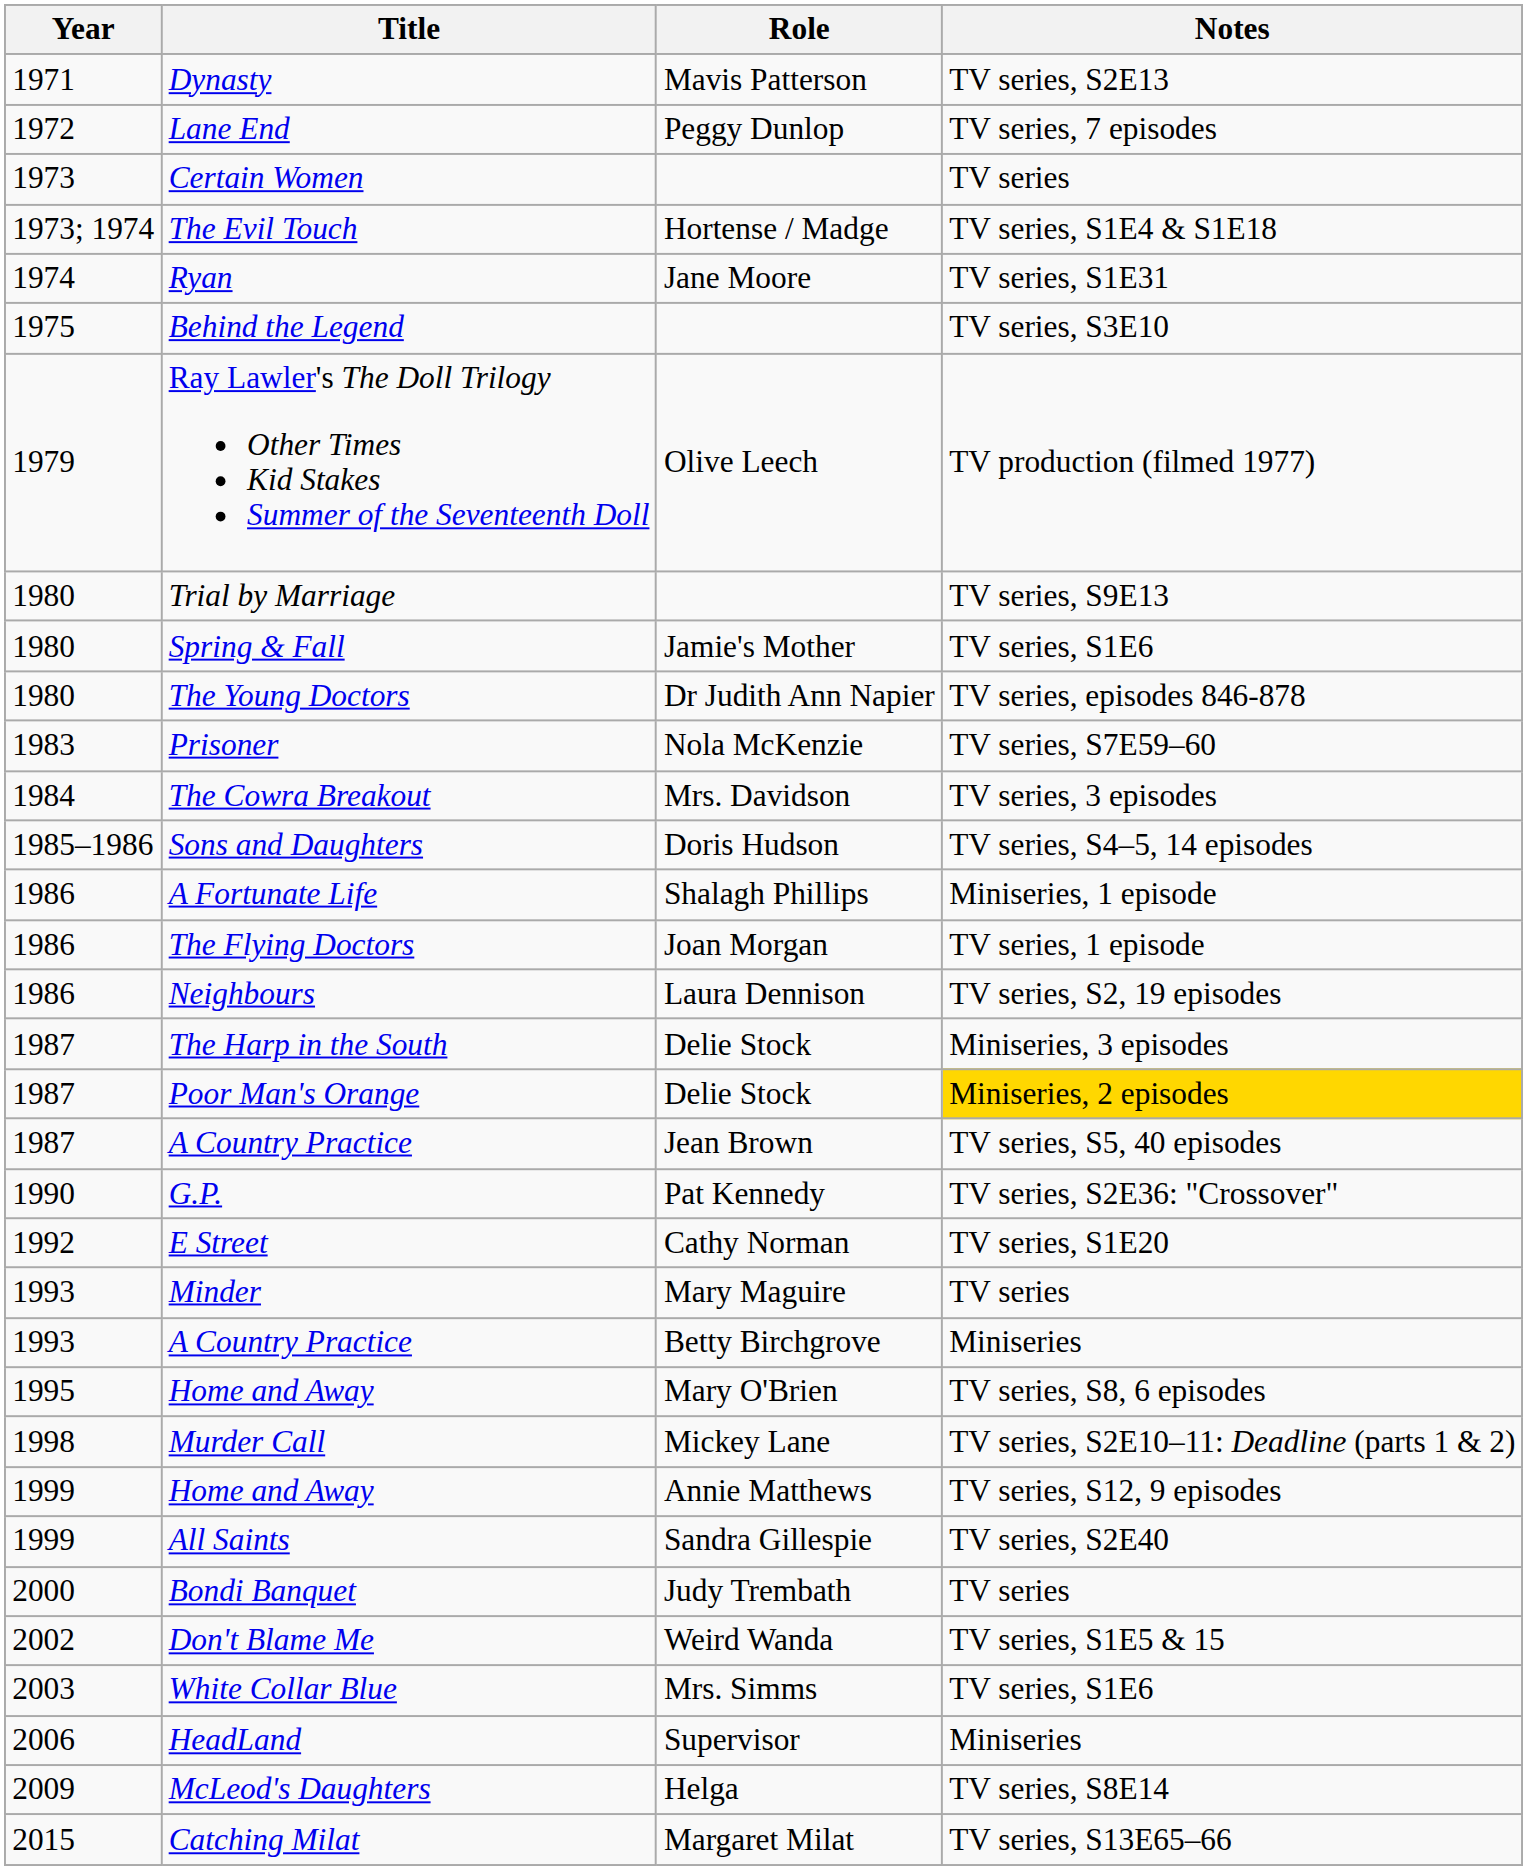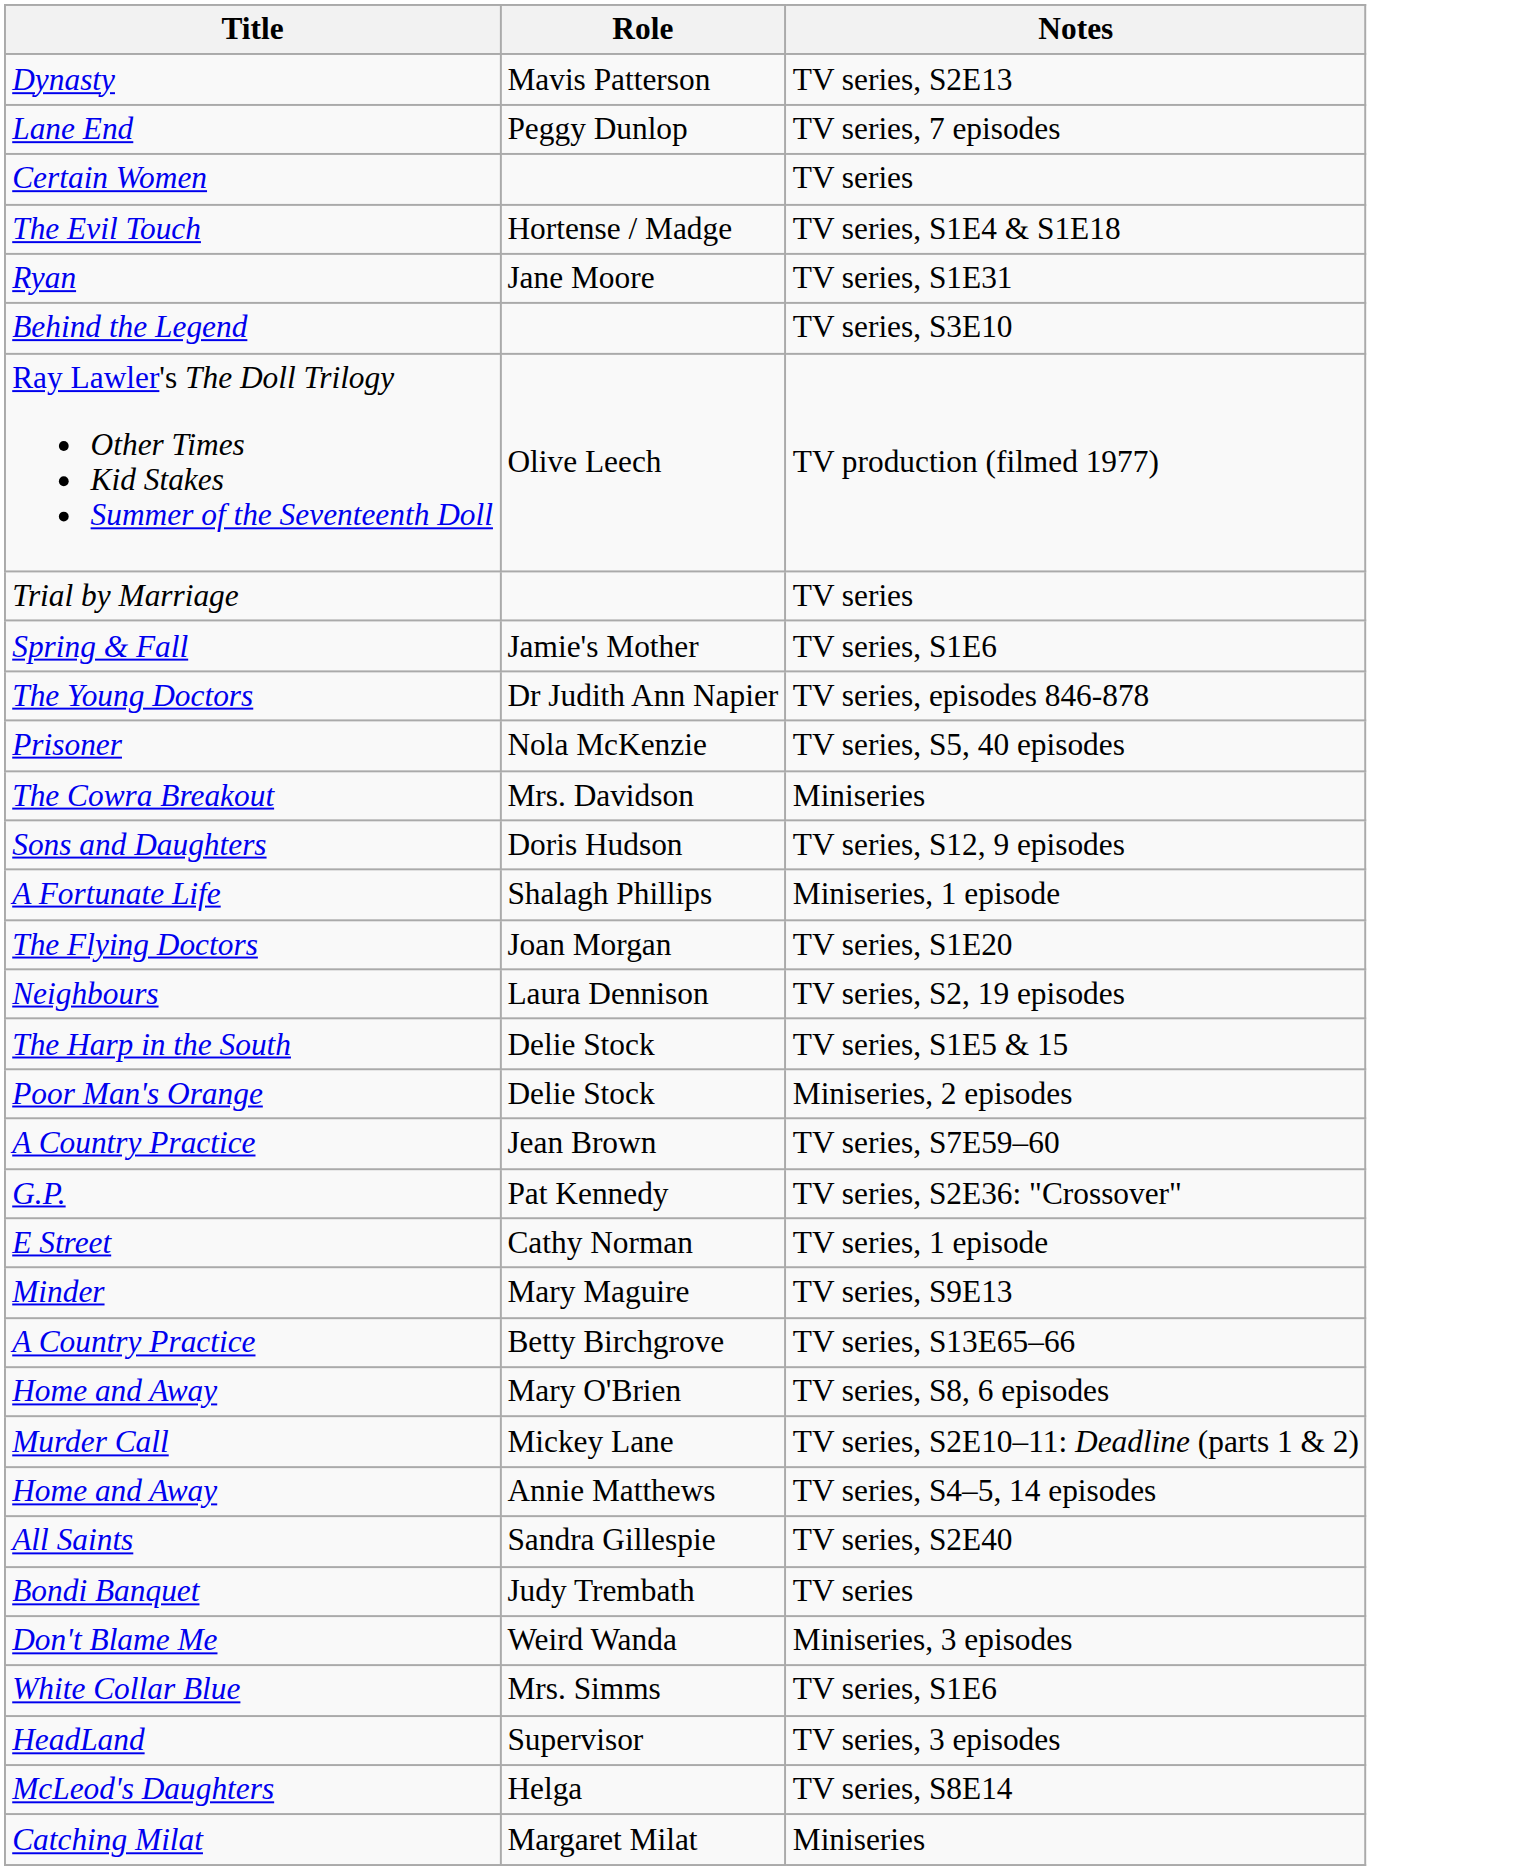- column: (83, 29)
(1059, 595) TV series, S9E13 -> (853, 595) TV series
(1083, 745) TV series, S7E59–60 -> (959, 745) TV series, S5, 40 episodes
(1083, 794) TV series, 3 episodes -> (859, 794) Miniseries
(1131, 844) TV series, S4–5, 14 episodes -> (959, 844) TV series, S12, 9 episodes
(1077, 943) TV series, 1 episode -> (903, 943) TV series, S1E20
(1089, 1043) Miniseries, 3 episodes -> (931, 1043) TV series, S1E5 & 15
(1089, 1093) gold background -> (933, 1093) no background
(1115, 1142) TV series, S5, 40 episodes -> (926, 1142) TV series, S7E59–60
(1059, 1242) TV series, S1E20 -> (920, 1242) TV series, 1 episode
(1009, 1292) TV series -> (903, 1292) TV series, S9E13
(1015, 1341) Miniseries -> (934, 1341) TV series, S13E65–66
(1115, 1491) TV series, S12, 9 episodes -> (975, 1491) TV series, S4–5, 14 episodes
(1087, 1640) TV series, S1E5 & 15 -> (933, 1640) Miniseries, 3 episodes
(1015, 1739) Miniseries -> (927, 1739) TV series, 3 episodes
(1090, 1839) TV series, S13E65–66 -> (859, 1839) Miniseries
